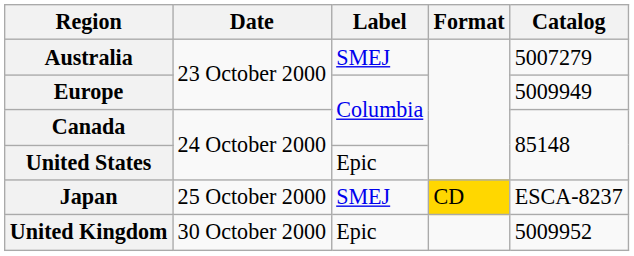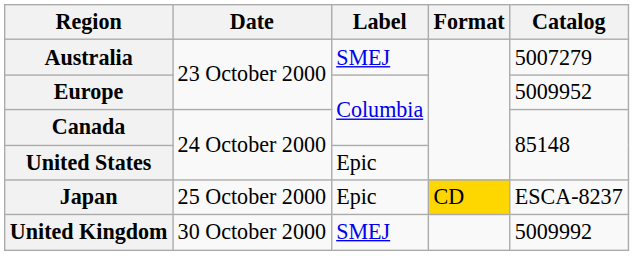(553, 92) 5009949 -> (553, 92) 5009952
(363, 197) SMEJ -> (356, 197) Epic
(356, 232) Epic -> (363, 232) SMEJ
(553, 232) 5009952 -> (553, 232) 5009992
